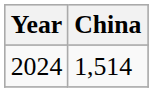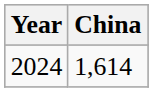(103, 65) 1,514 -> (103, 65) 1,614
